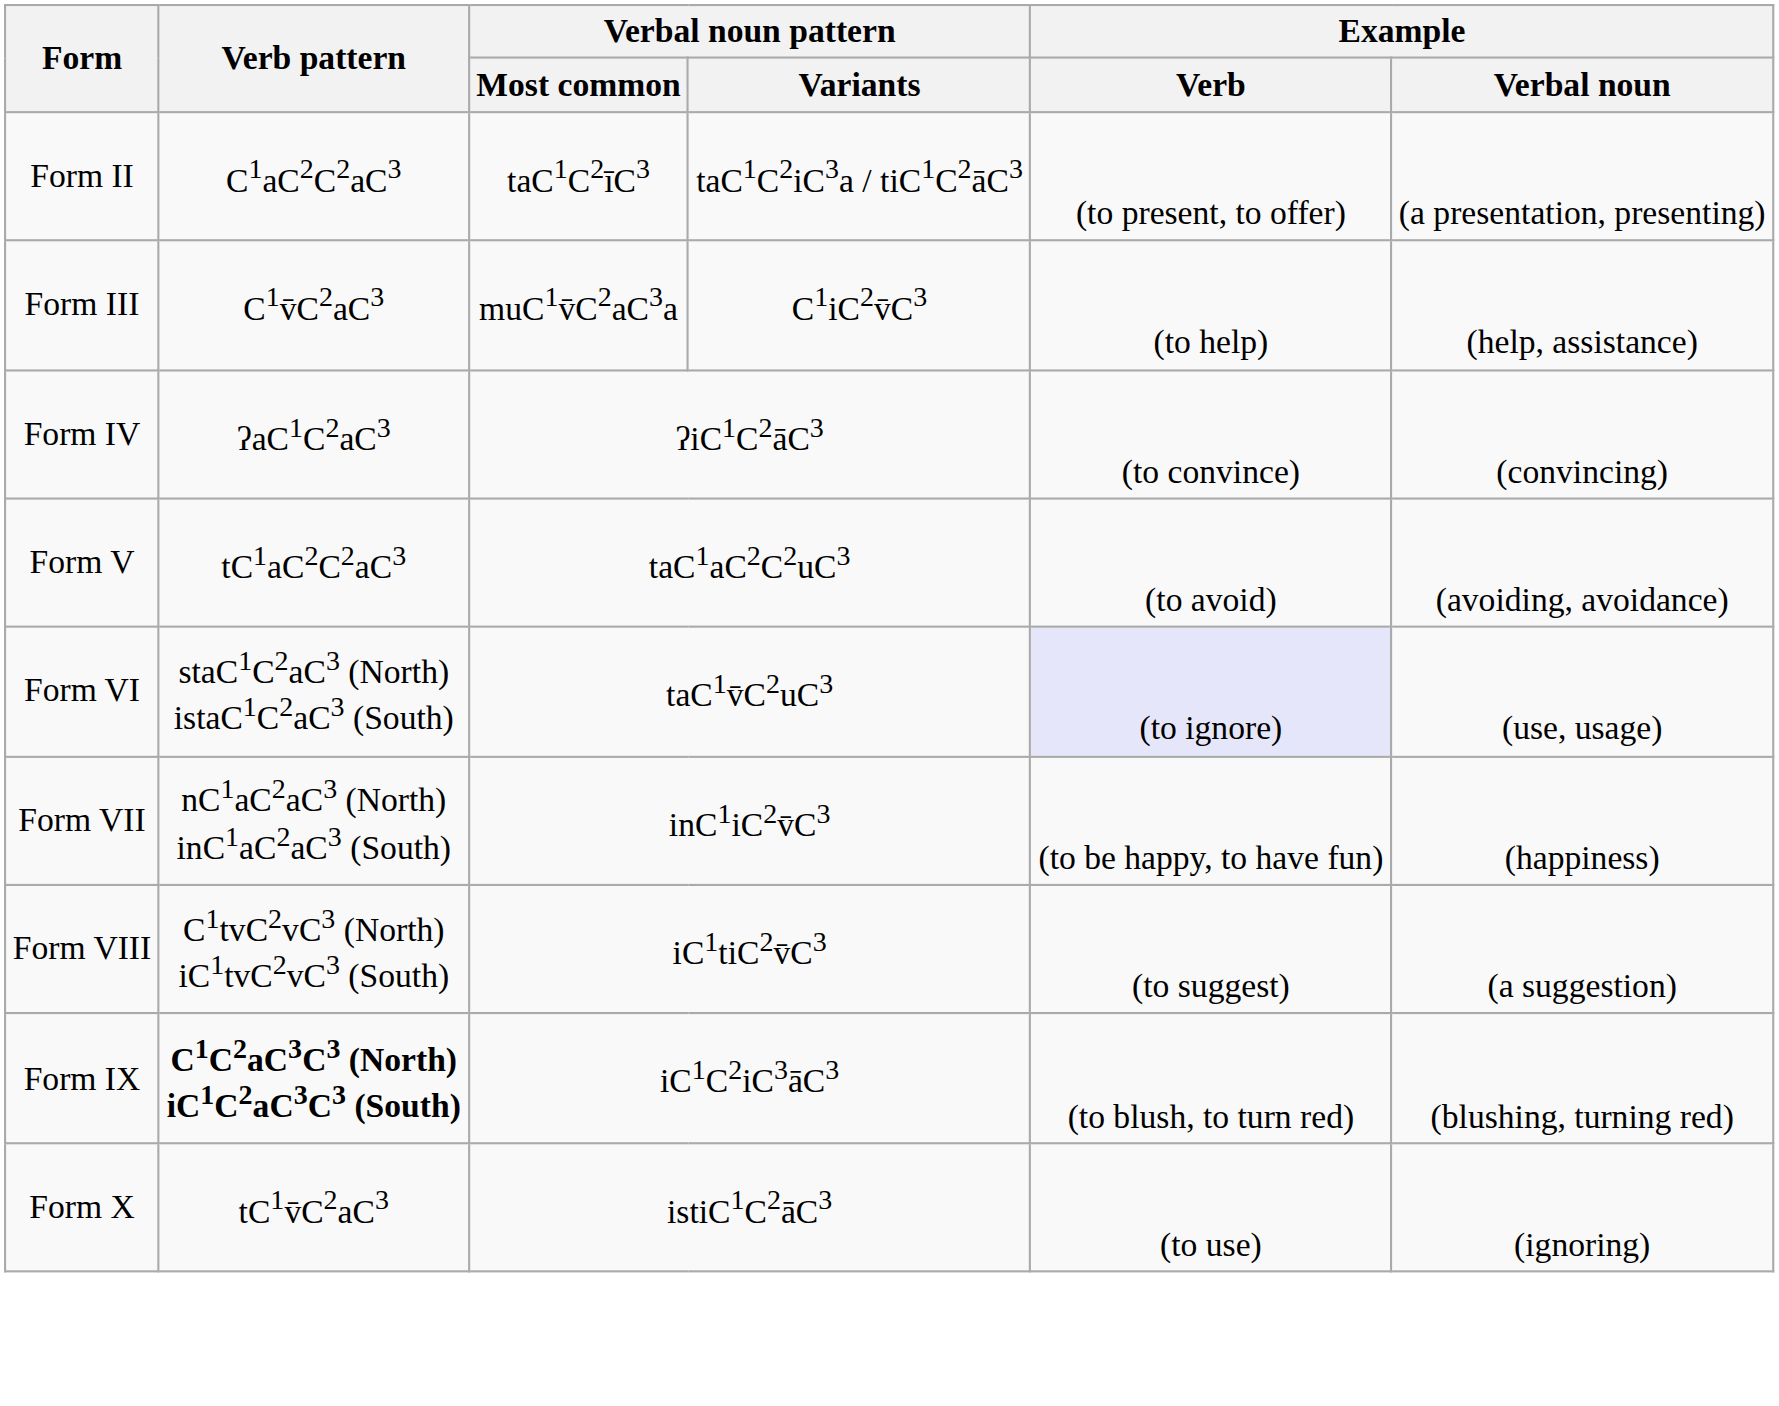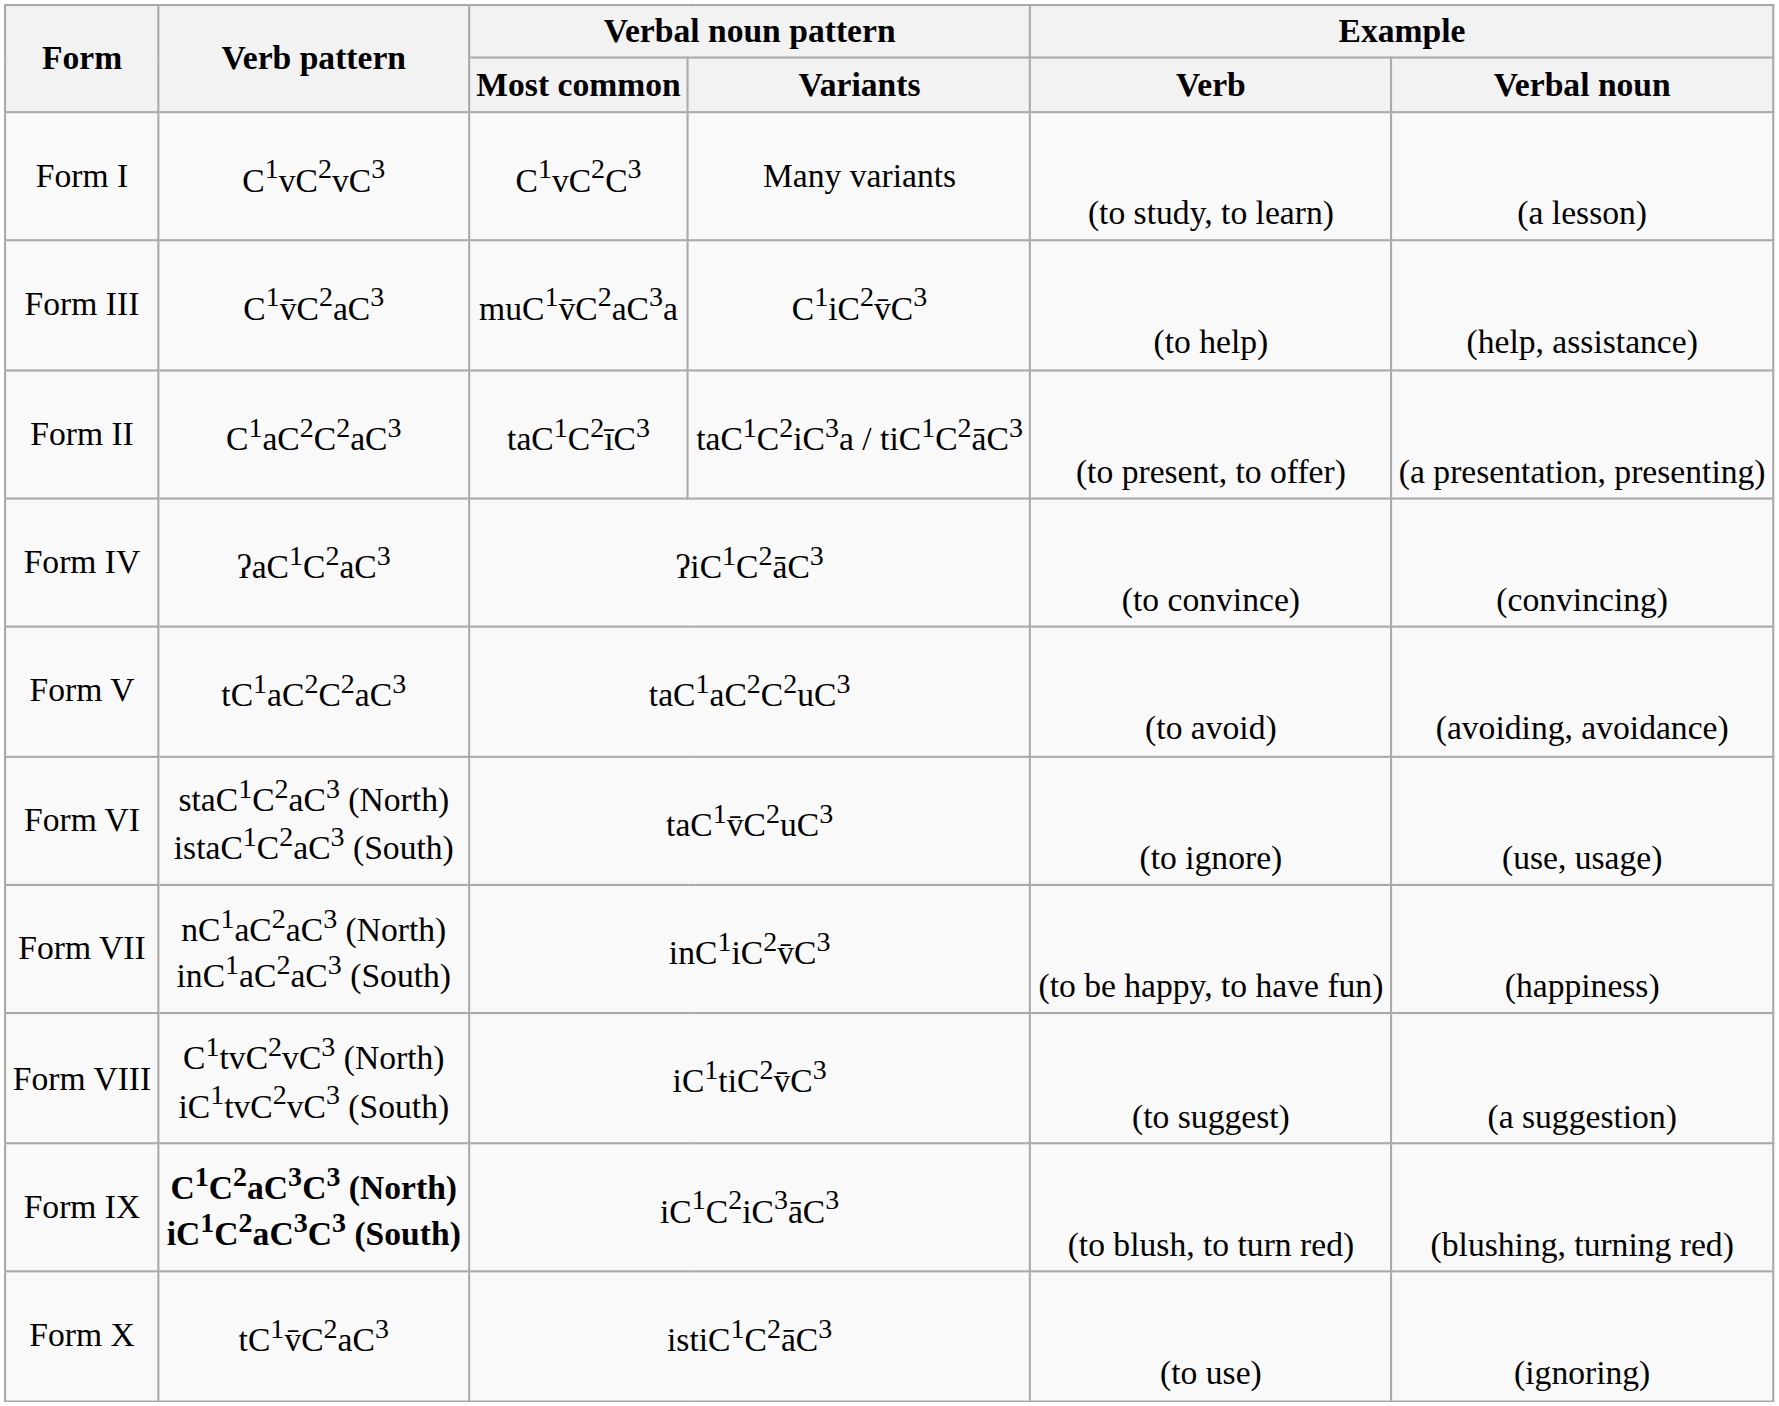+ row: (82, 175)
rows swapped: (82, 175) <-> (82, 304)
(1211, 728) lavender background -> (1211, 857) no background
